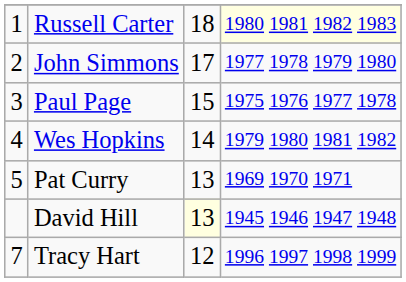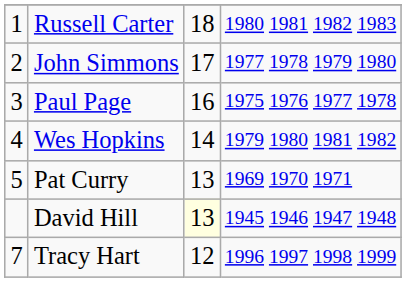(311, 23) lightyellow background -> (311, 23) no background
(202, 101) 15 -> (202, 101) 16
